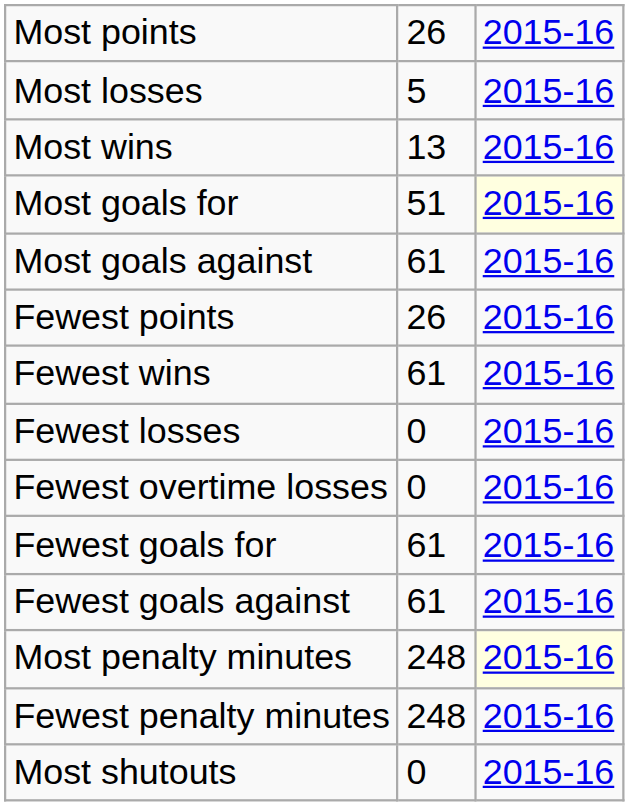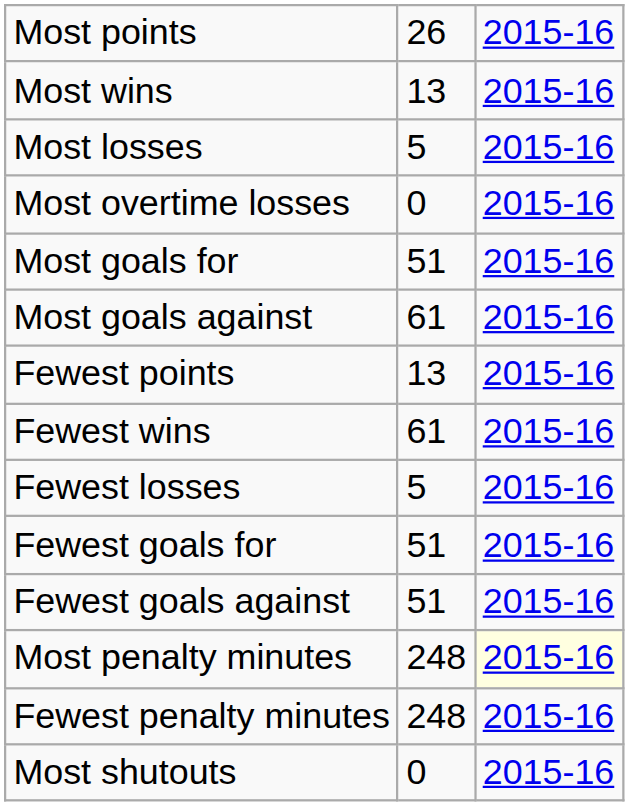rows swapped: (93, 146) <-> (108, 89)
+ row: (182, 203)
(548, 203) lightyellow background -> (548, 260) no background
(426, 317) 26 -> (426, 373) 13
(416, 430) 0 -> (416, 487) 5
- row: (201, 487)
(426, 544) 61 -> (426, 544) 51
(426, 601) 61 -> (426, 601) 51
